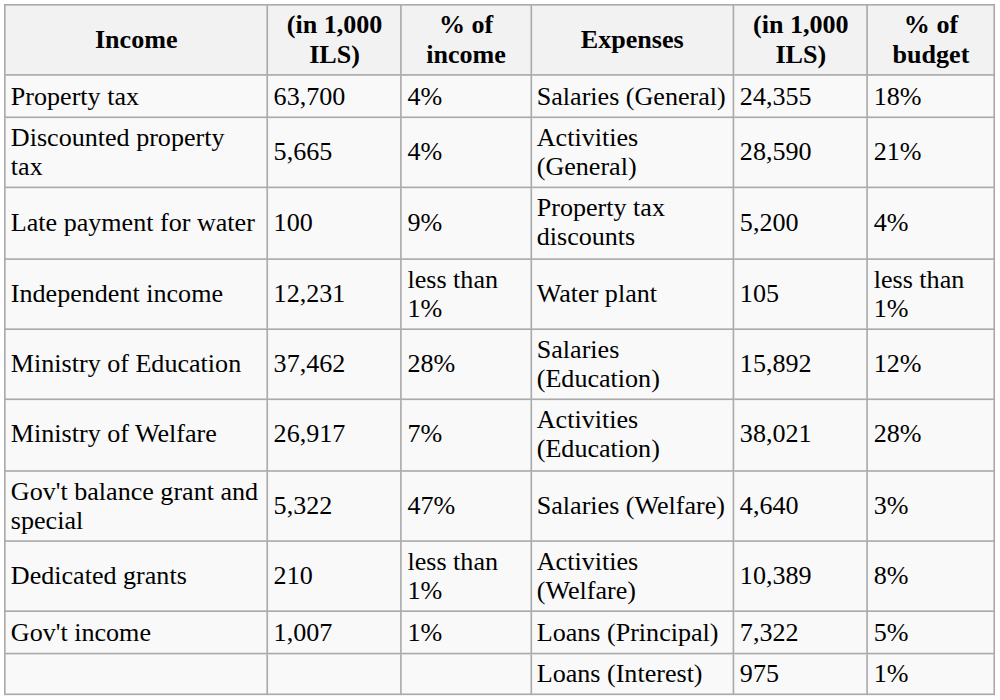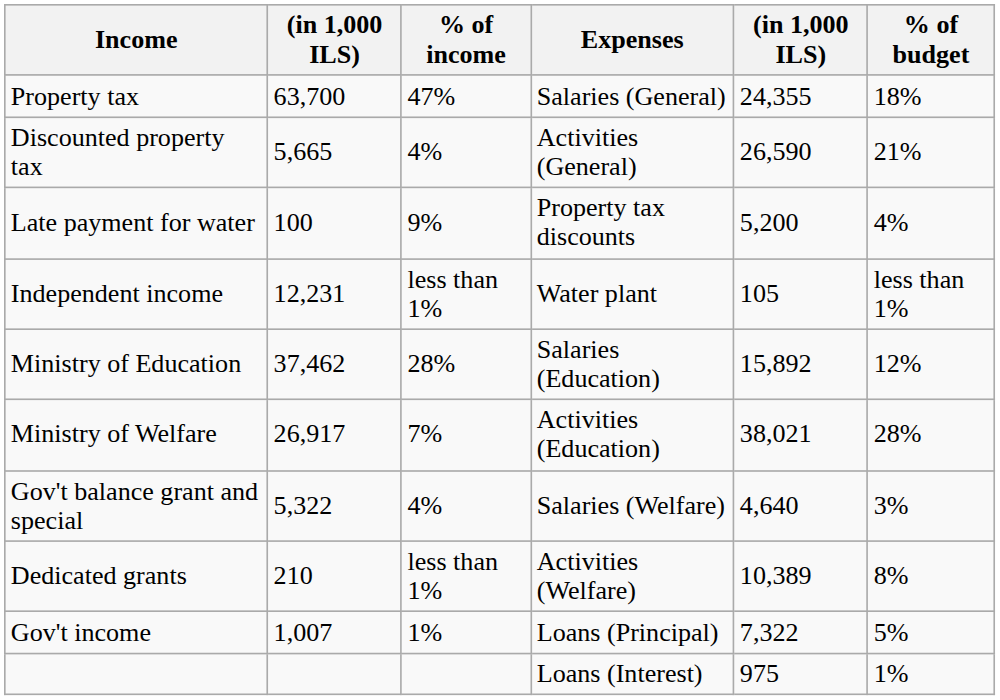(425, 95) 4% -> (431, 95) 47%
(776, 151) 28,590 -> (776, 151) 26,590
(431, 505) 47% -> (425, 505) 4%
